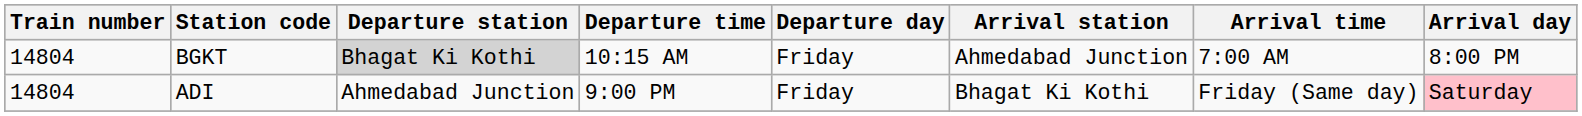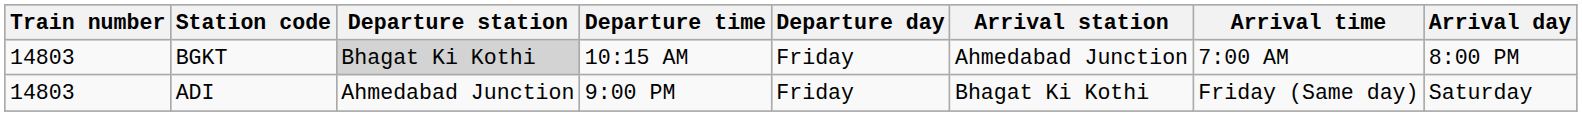(42, 58) 14804 -> (42, 58) 14803
(42, 93) 14804 -> (42, 93) 14803
(1481, 93) pink background -> (1481, 93) no background
